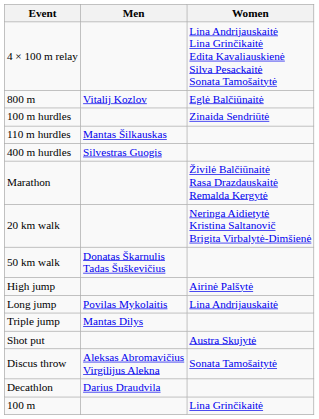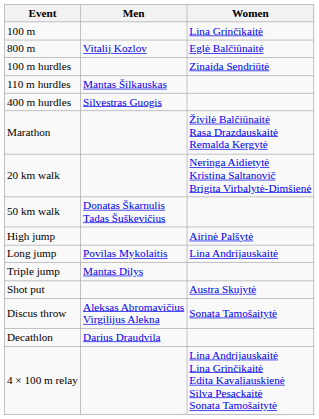rows swapped: (21, 405) <-> (42, 56)
